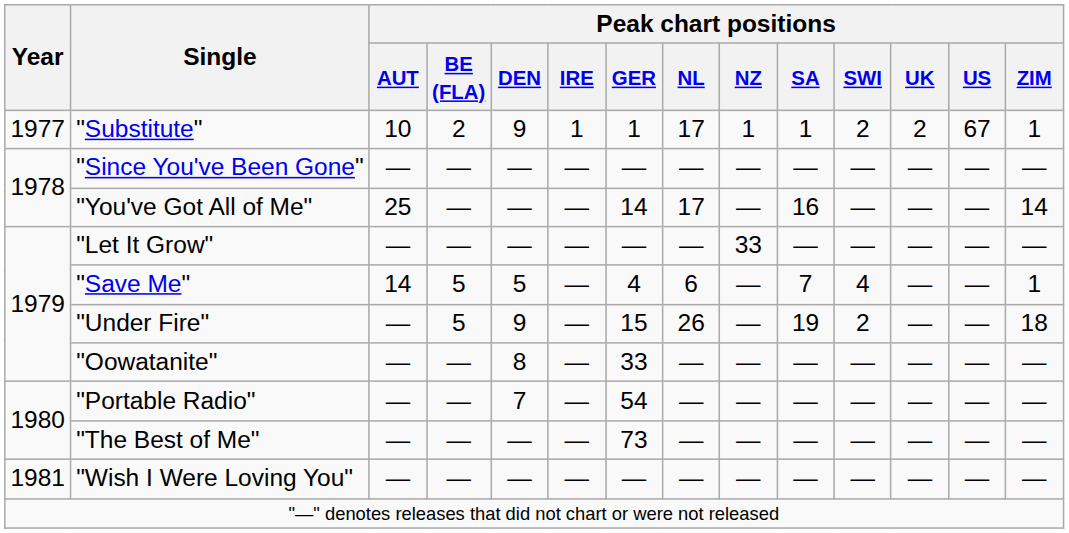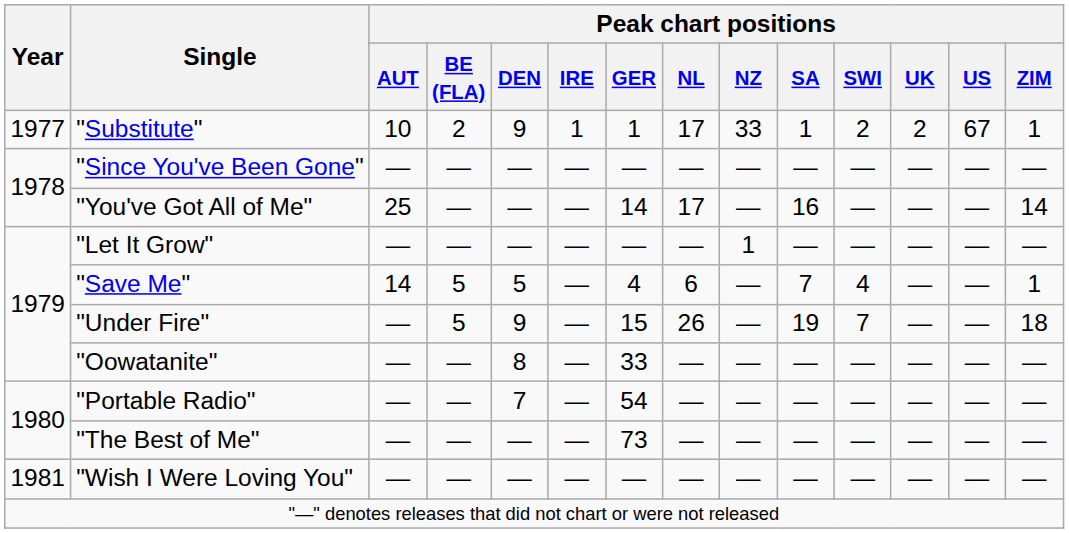(748, 129) 1 -> (748, 129) 33
(748, 245) 33 -> (748, 245) 1
(863, 323) 2 -> (863, 323) 7
